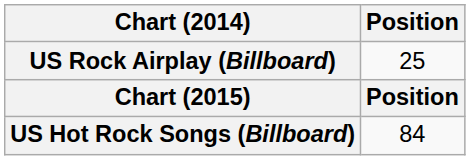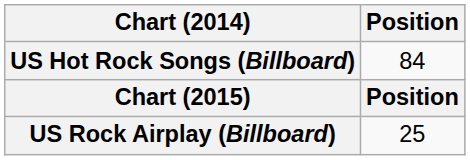rows swapped: (183, 135) <-> (183, 60)
